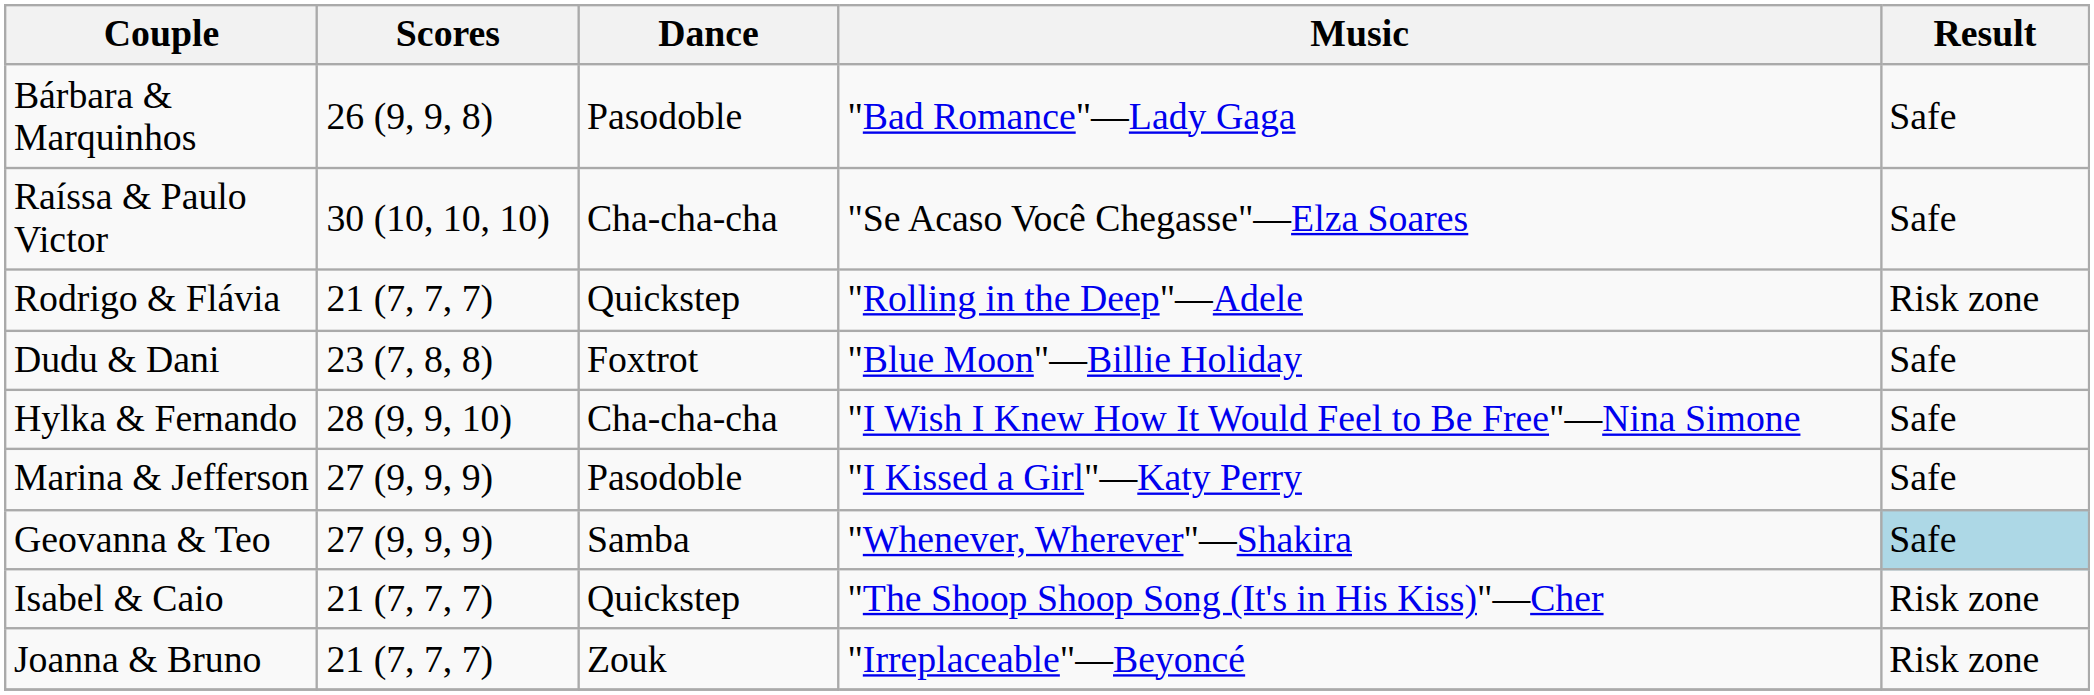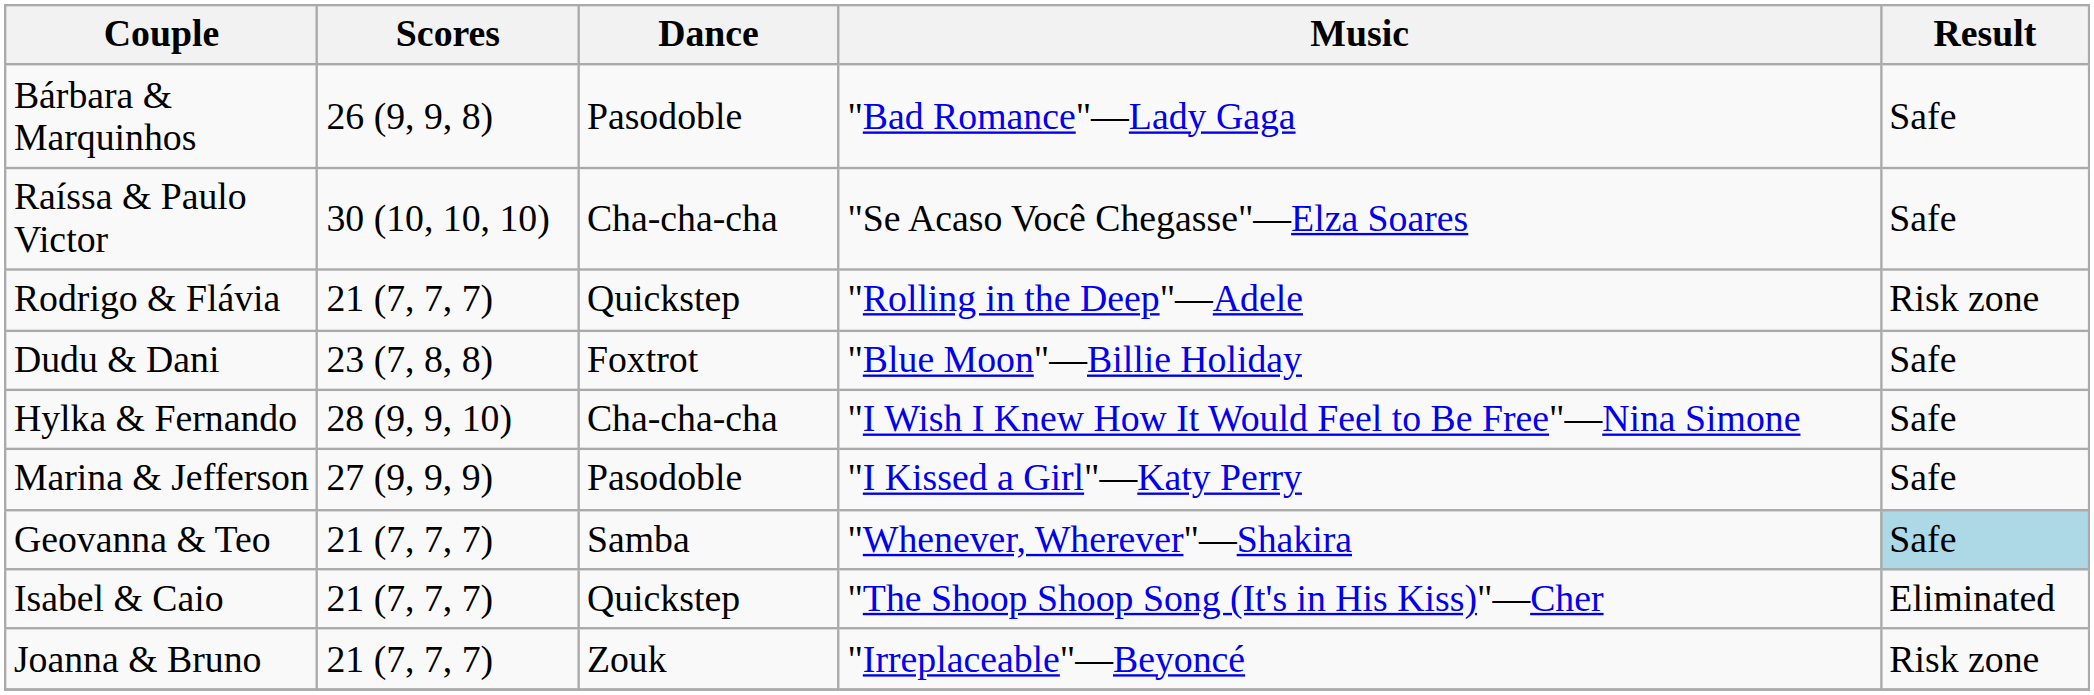(410, 538) 27 (9, 9, 9) -> (410, 538) 21 (7, 7, 7)
(1964, 598) Risk zone -> (1972, 598) Eliminated
